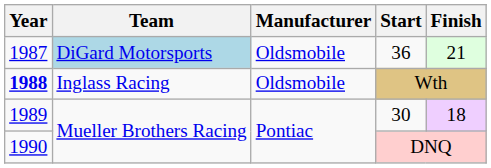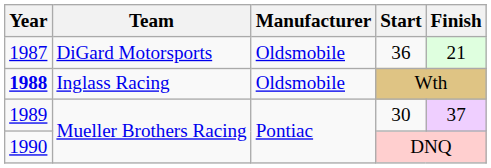(134, 52) lightblue background -> (134, 52) no background
(456, 115) 18 -> (456, 115) 37
